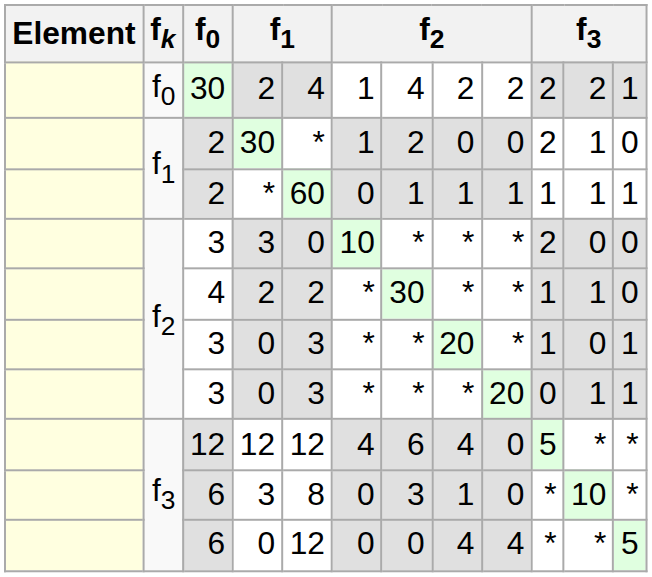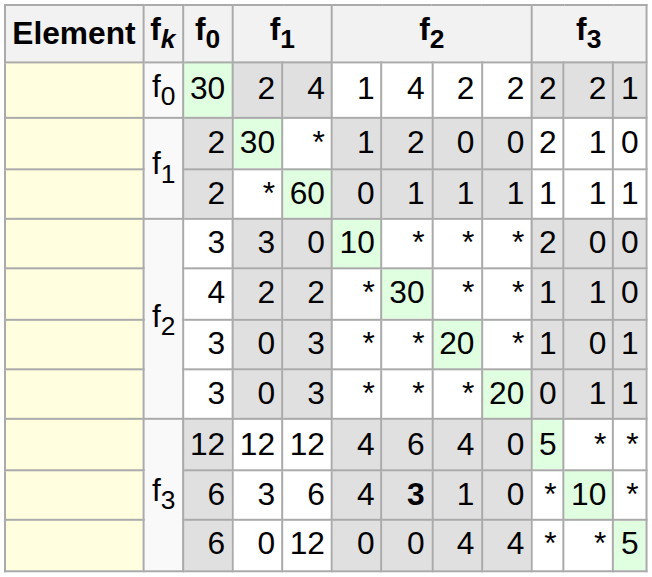(316, 494) 8 -> (316, 494) 6
(366, 494) 0 -> (366, 494) 4
(416, 494) normal -> (416, 494) bold
